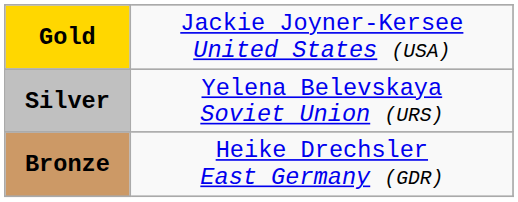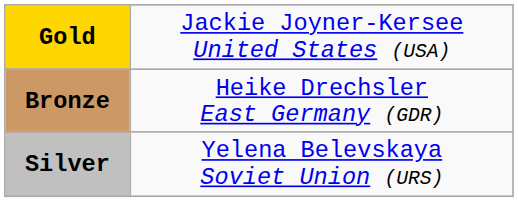rows swapped: (67, 101) <-> (67, 165)
